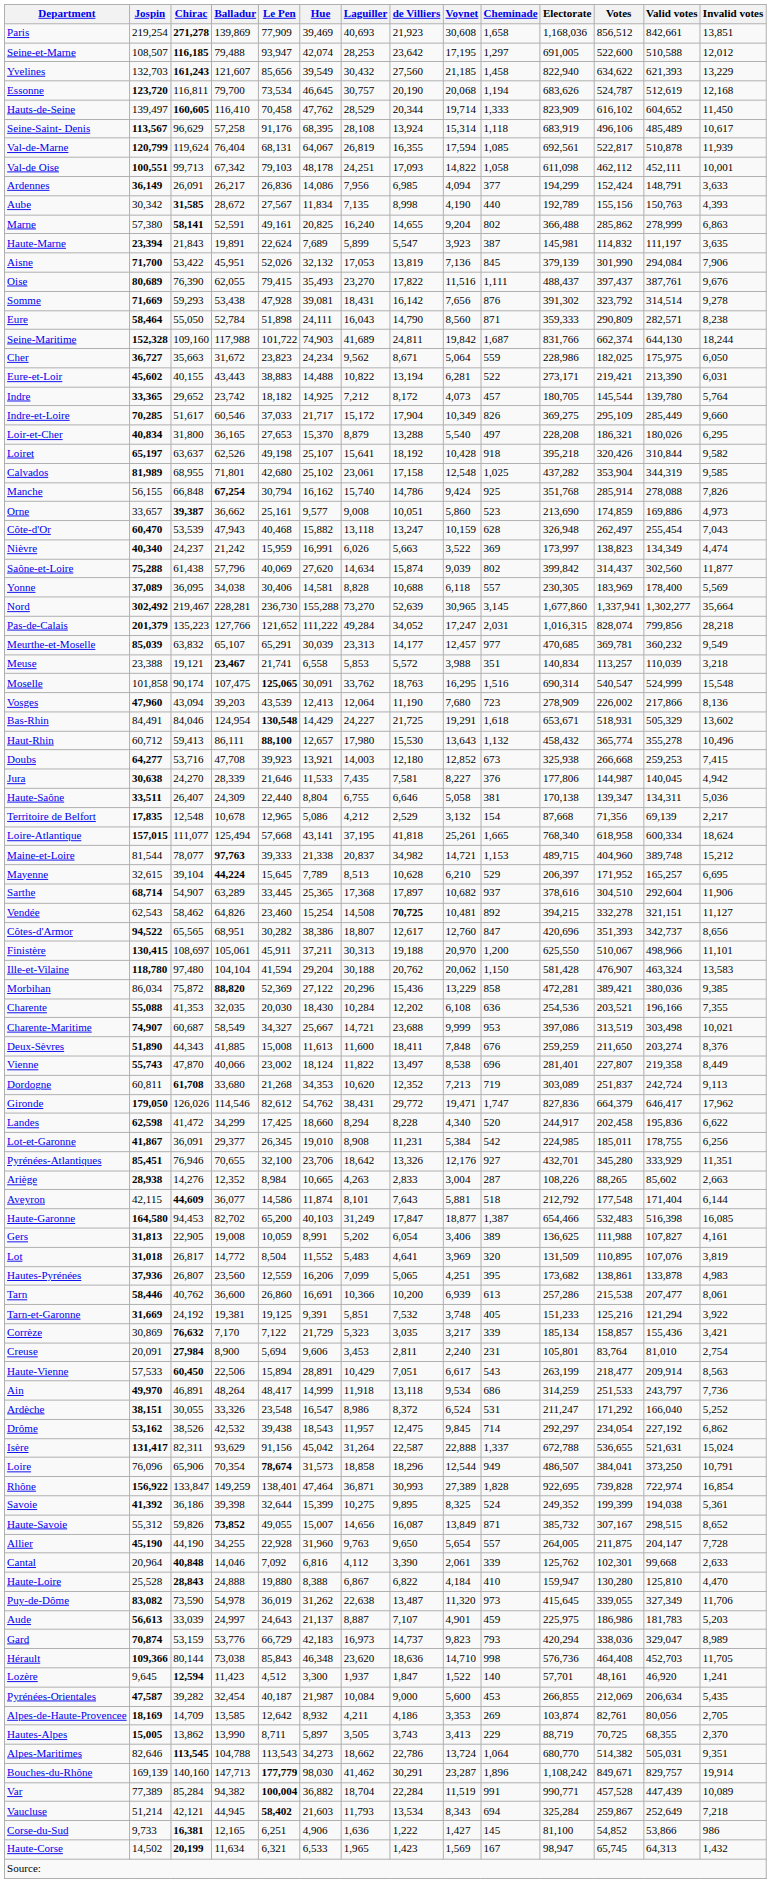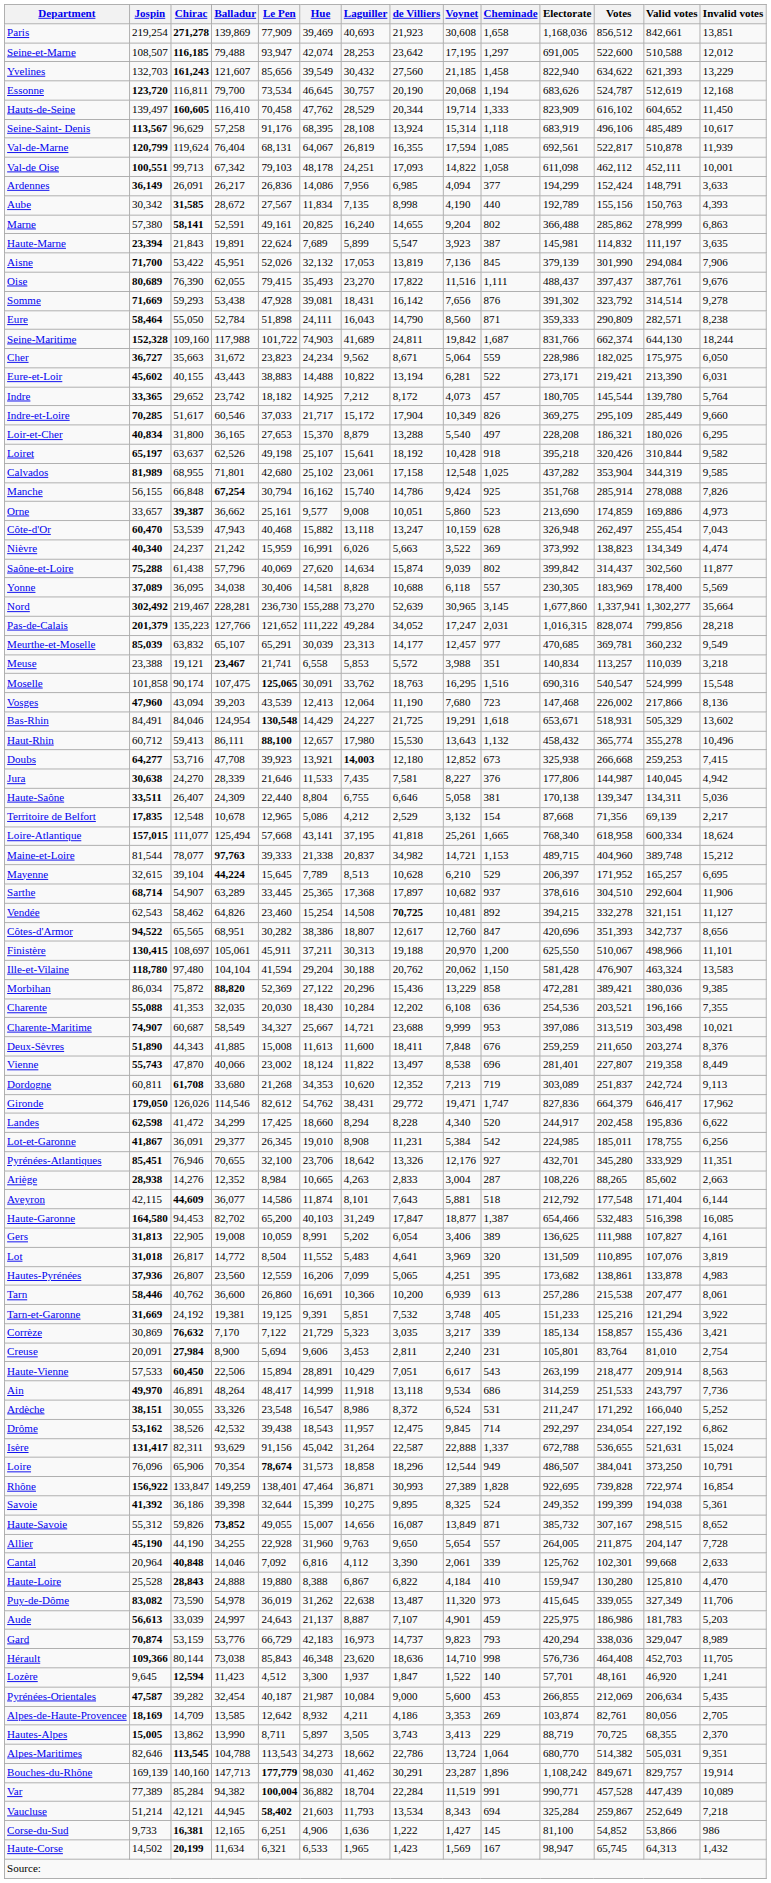(561, 549) 173,997 -> (561, 549) 373,992
(561, 683) 690,314 -> (561, 683) 690,316
(561, 702) 278,909 -> (561, 702) 147,468
(359, 759) normal -> (359, 759) bold
